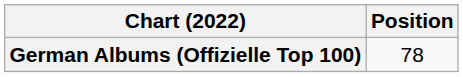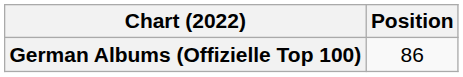(412, 54) 78 -> (412, 54) 86
